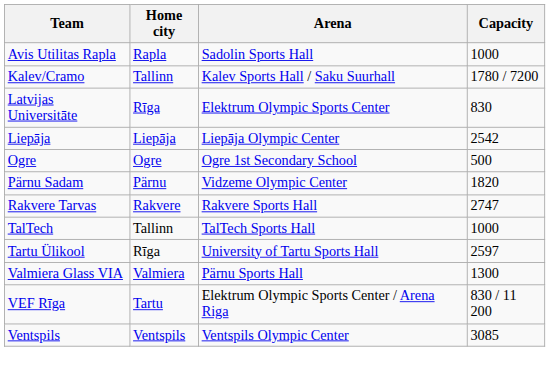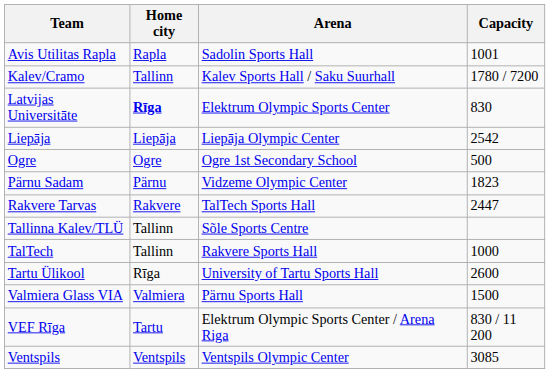(485, 54) 1000 -> (485, 54) 1001
(147, 107) normal -> (147, 107) bold
(485, 183) 1820 -> (485, 183) 1823
(259, 205) Rakvere Sports Hall -> (258, 205) TalTech Sports Hall
(485, 205) 2747 -> (485, 205) 2447
+ row: (66, 228)
(258, 228) TalTech Sports Hall -> (259, 251) Rakvere Sports Hall
(485, 251) 2597 -> (485, 273) 2600
(485, 273) 1300 -> (485, 296) 1500
